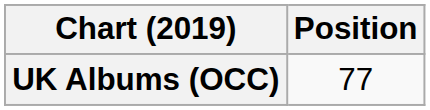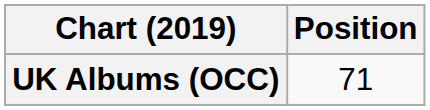(356, 79) 77 -> (356, 79) 71
